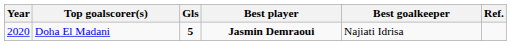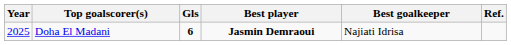(18, 31) 2020 -> (18, 31) 2025
(190, 31) 5 -> (190, 31) 6
